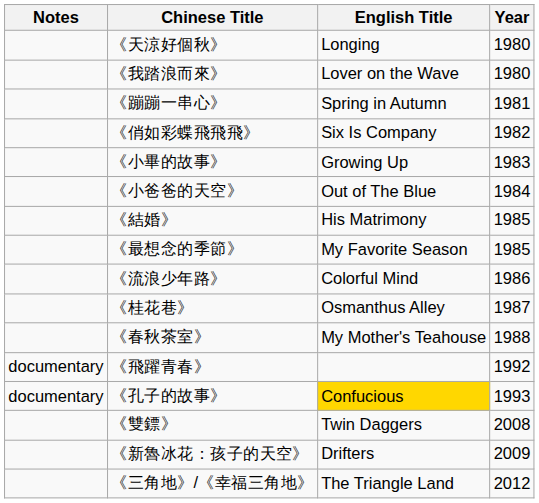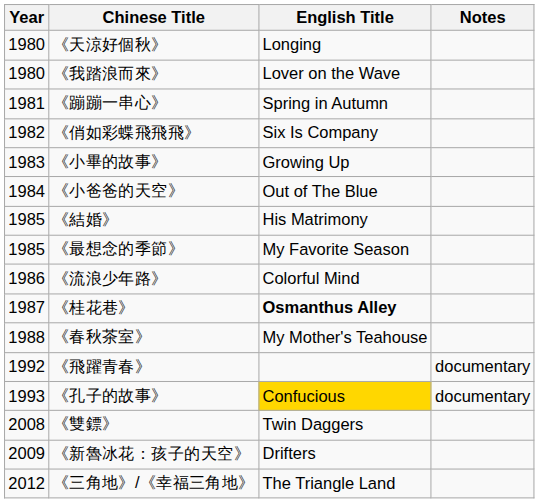columns swapped: (512, 17) <-> (56, 17)
(383, 308) normal -> (330, 308) bold
